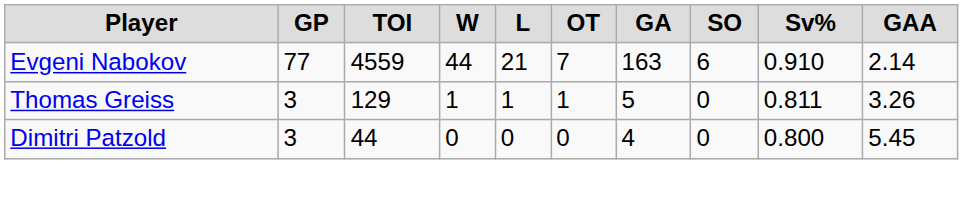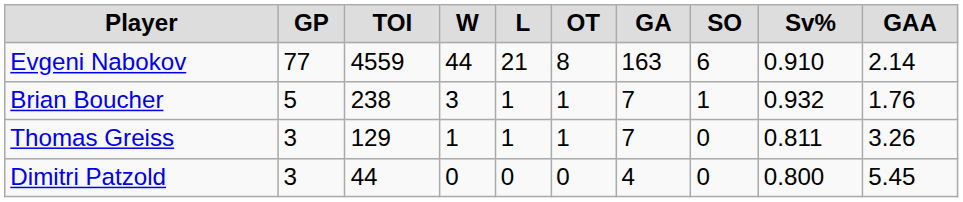(563, 61) 7 -> (563, 61) 8
+ row: (87, 100)
(628, 100) 5 -> (628, 138) 7
